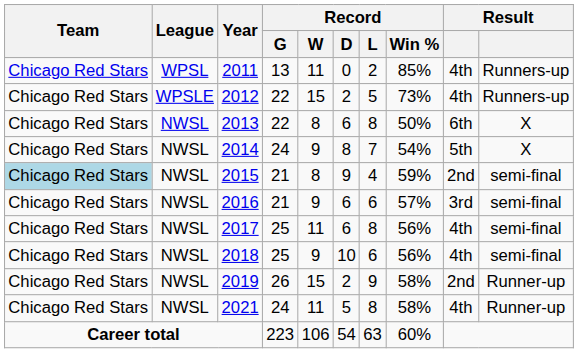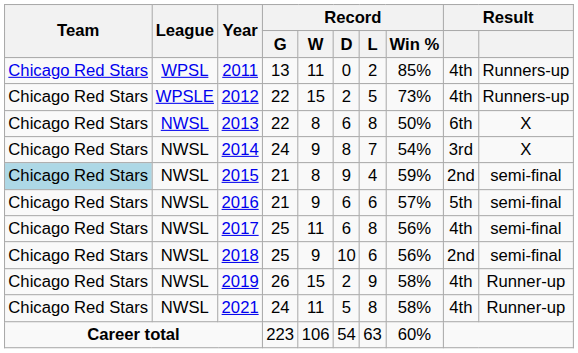(461, 149) 5th -> (461, 149) 3rd
(461, 202) 3rd -> (461, 202) 5th
(461, 255) 4th -> (461, 255) 2nd
(461, 281) 2nd -> (461, 281) 4th
